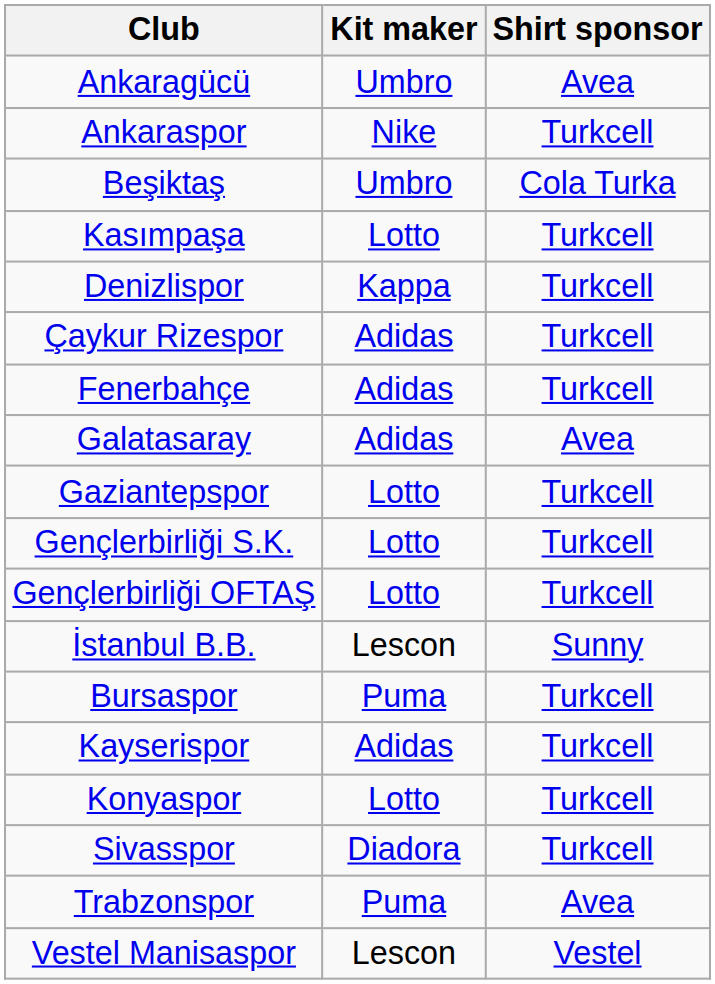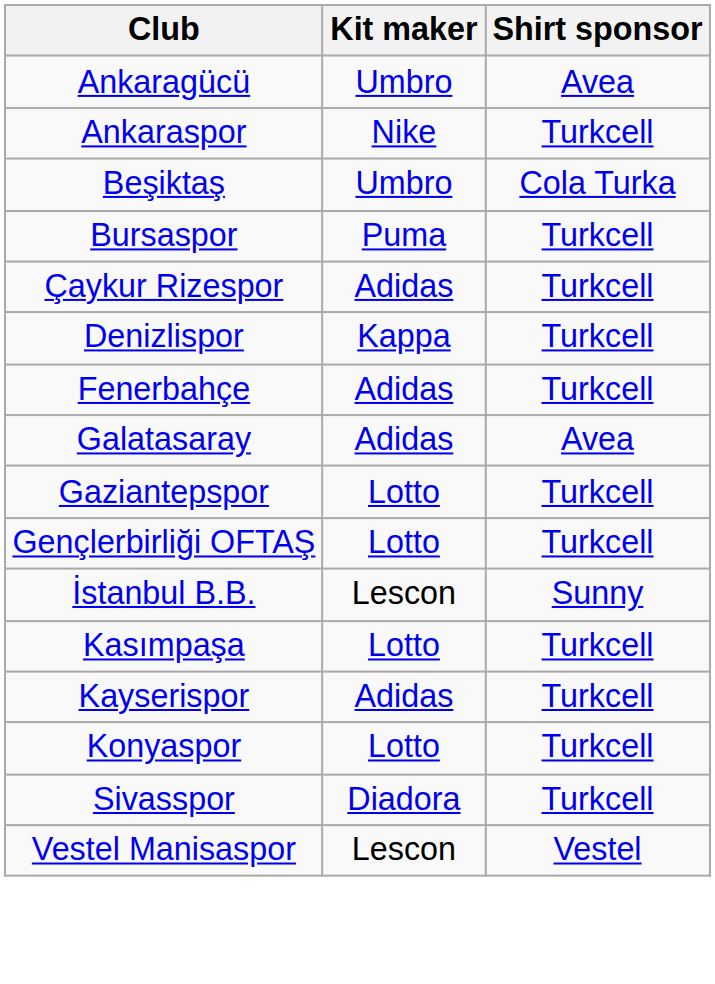rows swapped: (164, 696) <-> (164, 235)
rows swapped: (164, 337) <-> (164, 286)
- row: (164, 542)
- row: (164, 901)
